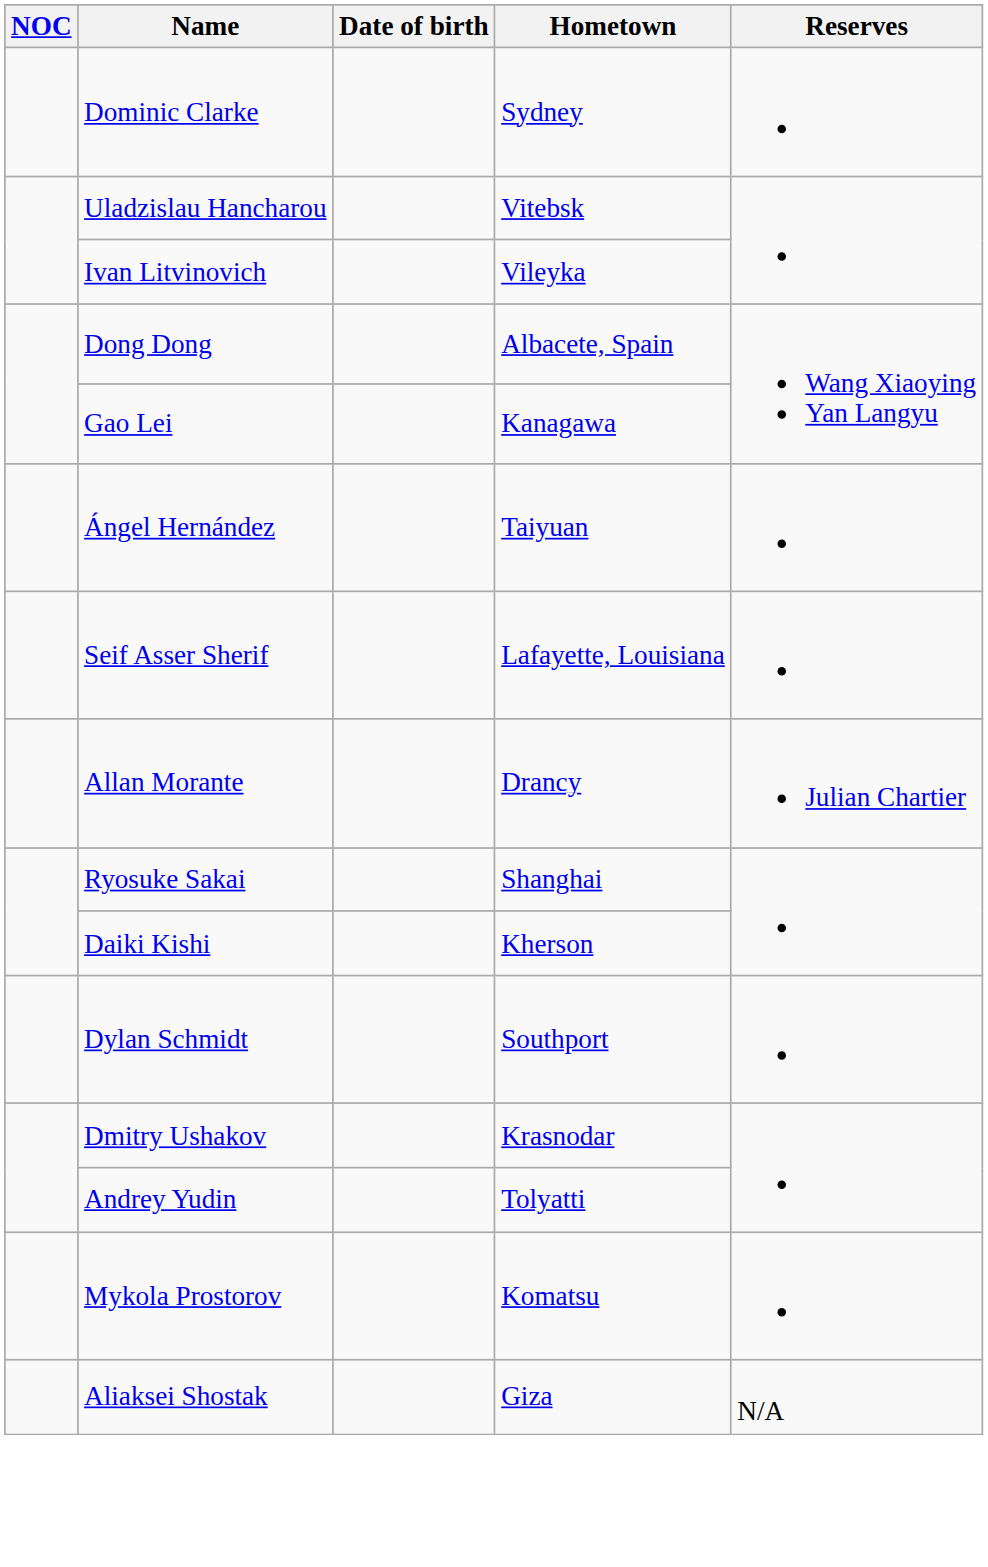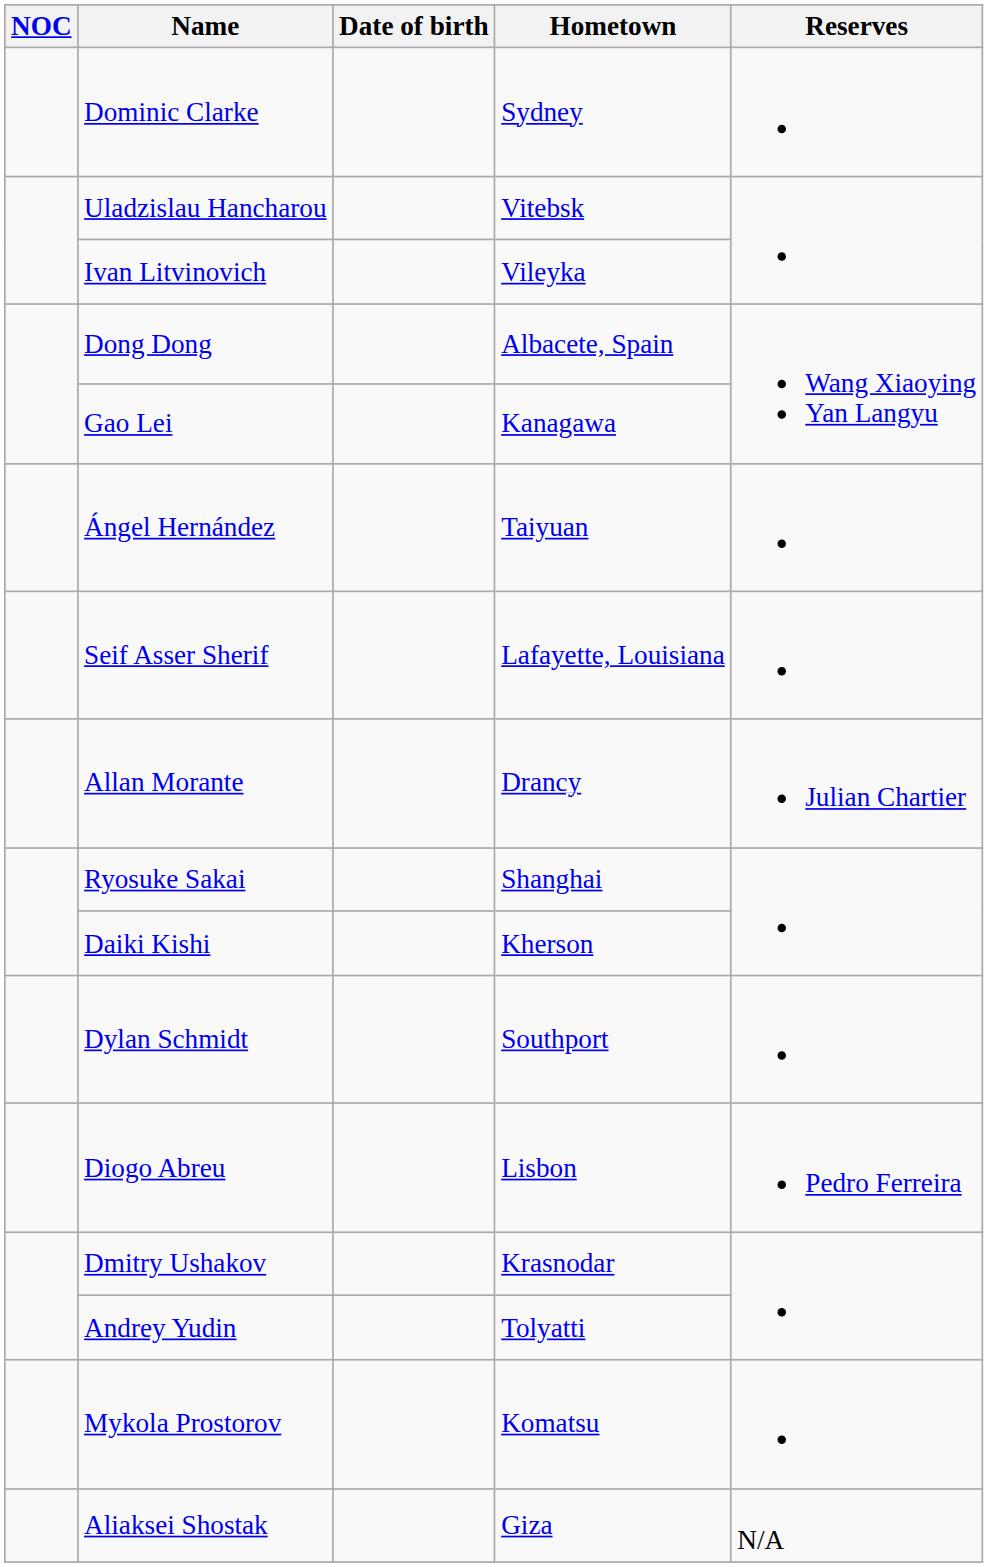+ row: (155, 1167)
